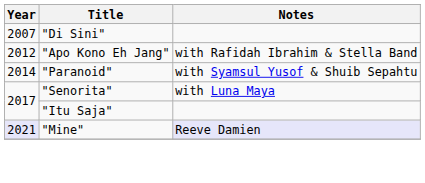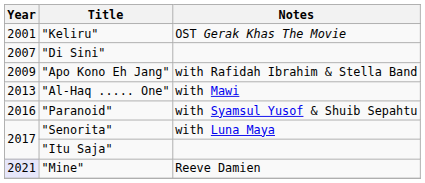+ row: (70, 33)
(22, 53) 2012 -> (22, 72) 2009
+ row: (106, 91)
(22, 72) 2014 -> (22, 110) 2016
(218, 130) lavender background -> (218, 168) no background
